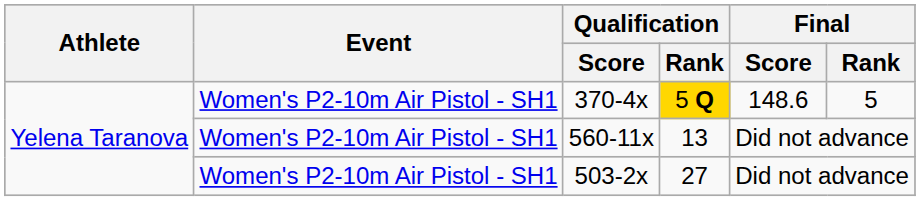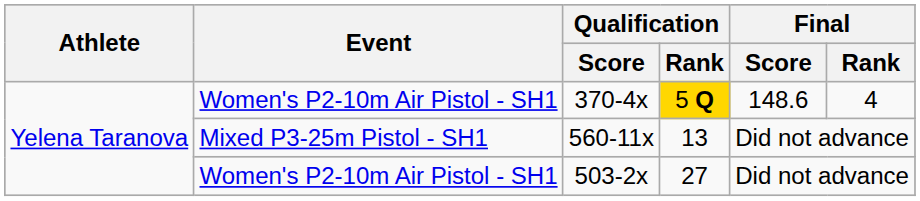(871, 100) 5 -> (871, 100) 4
(379, 138) Women's P2-10m Air Pistol - SH1 -> (344, 138) Mixed P3-25m Pistol - SH1
